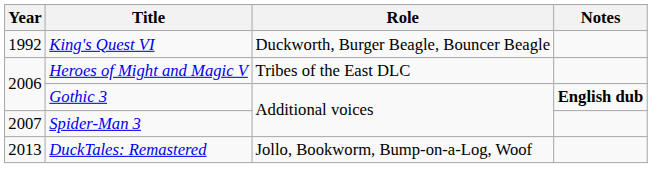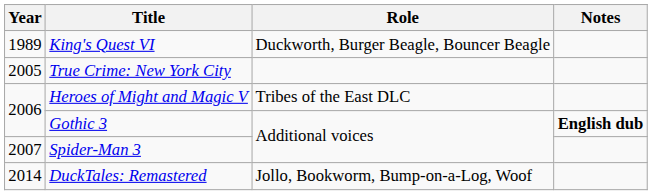(25, 44) 1992 -> (25, 44) 1989
+ row: (140, 70)
(25, 149) 2013 -> (25, 176) 2014
